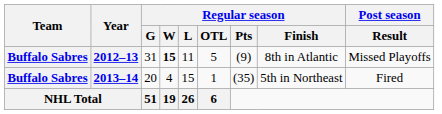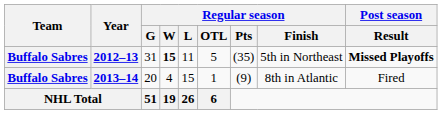(244, 57) (9) -> (244, 57) (35)
(301, 57) 8th in Atlantic -> (301, 57) 5th in Northeast
(390, 57) normal -> (391, 57) bold
(244, 78) (35) -> (244, 78) (9)
(301, 78) 5th in Northeast -> (301, 78) 8th in Atlantic
